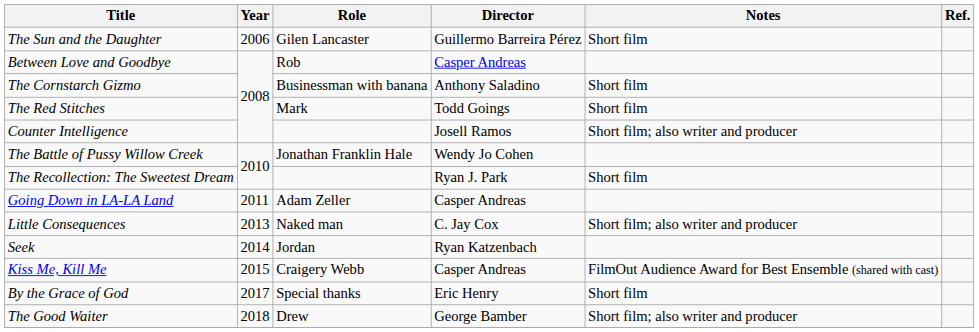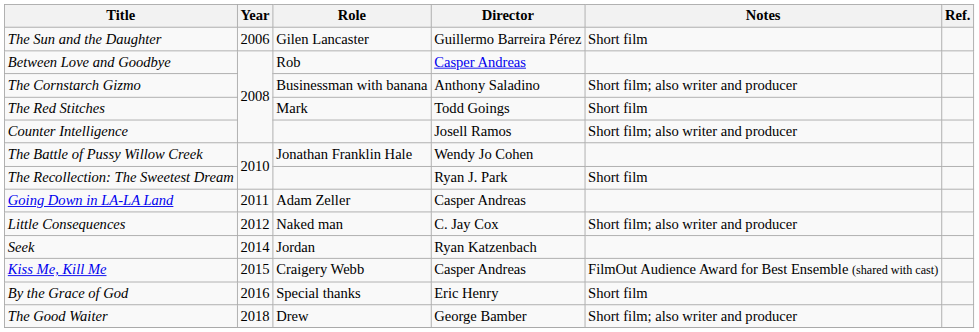(618, 85) Short film -> (693, 85) Short film; also writer and producer
(255, 223) 2013 -> (255, 223) 2012
(255, 293) 2017 -> (255, 293) 2016
